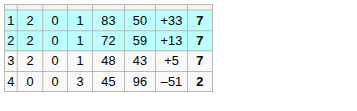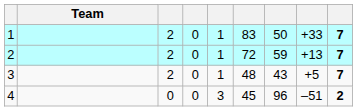+ column: (88, 14)
